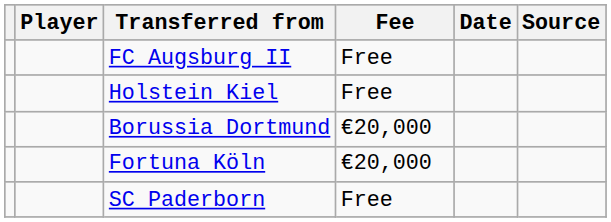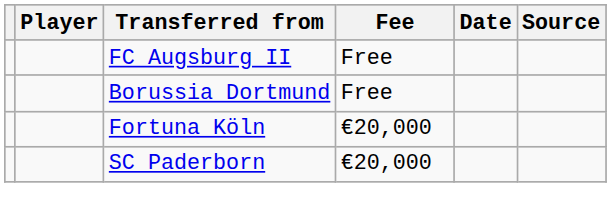- row: (194, 93)
(386, 129) €20,000 -> (367, 93) Free
(367, 199) Free -> (386, 164) €20,000
